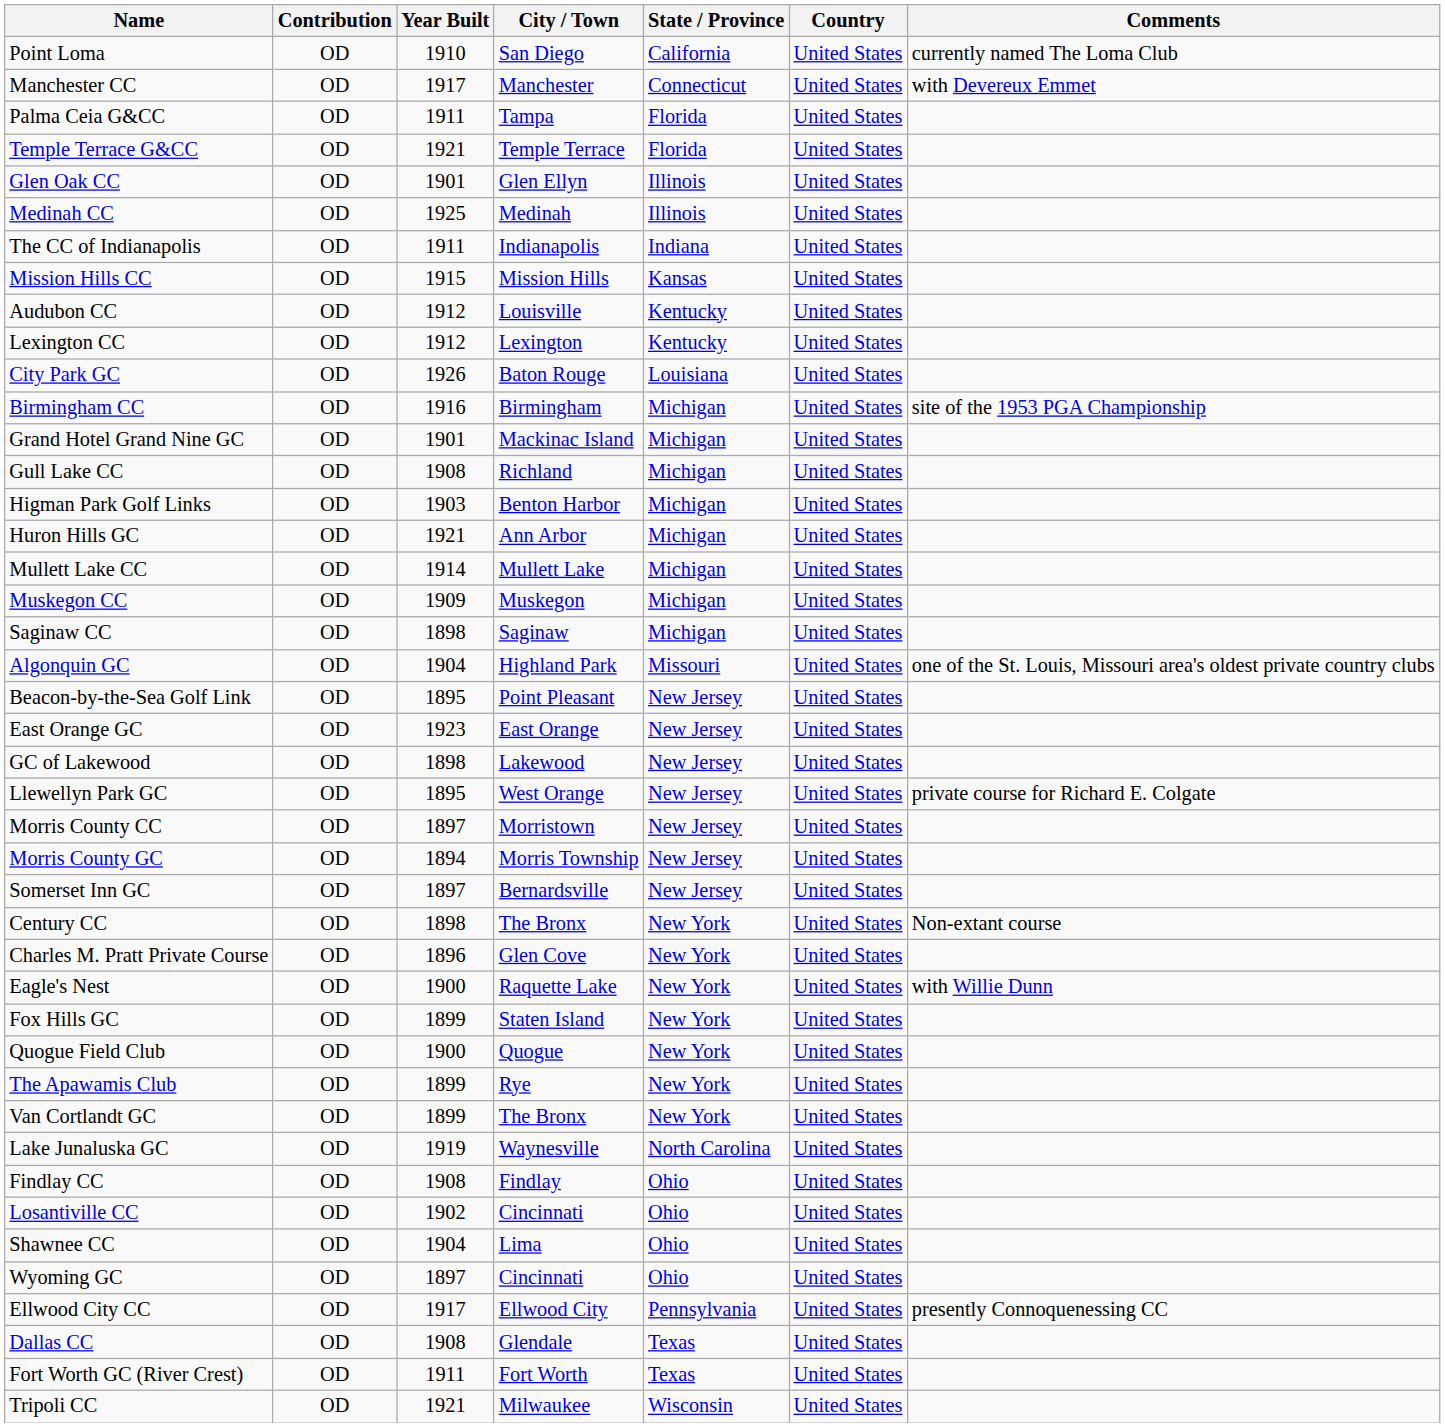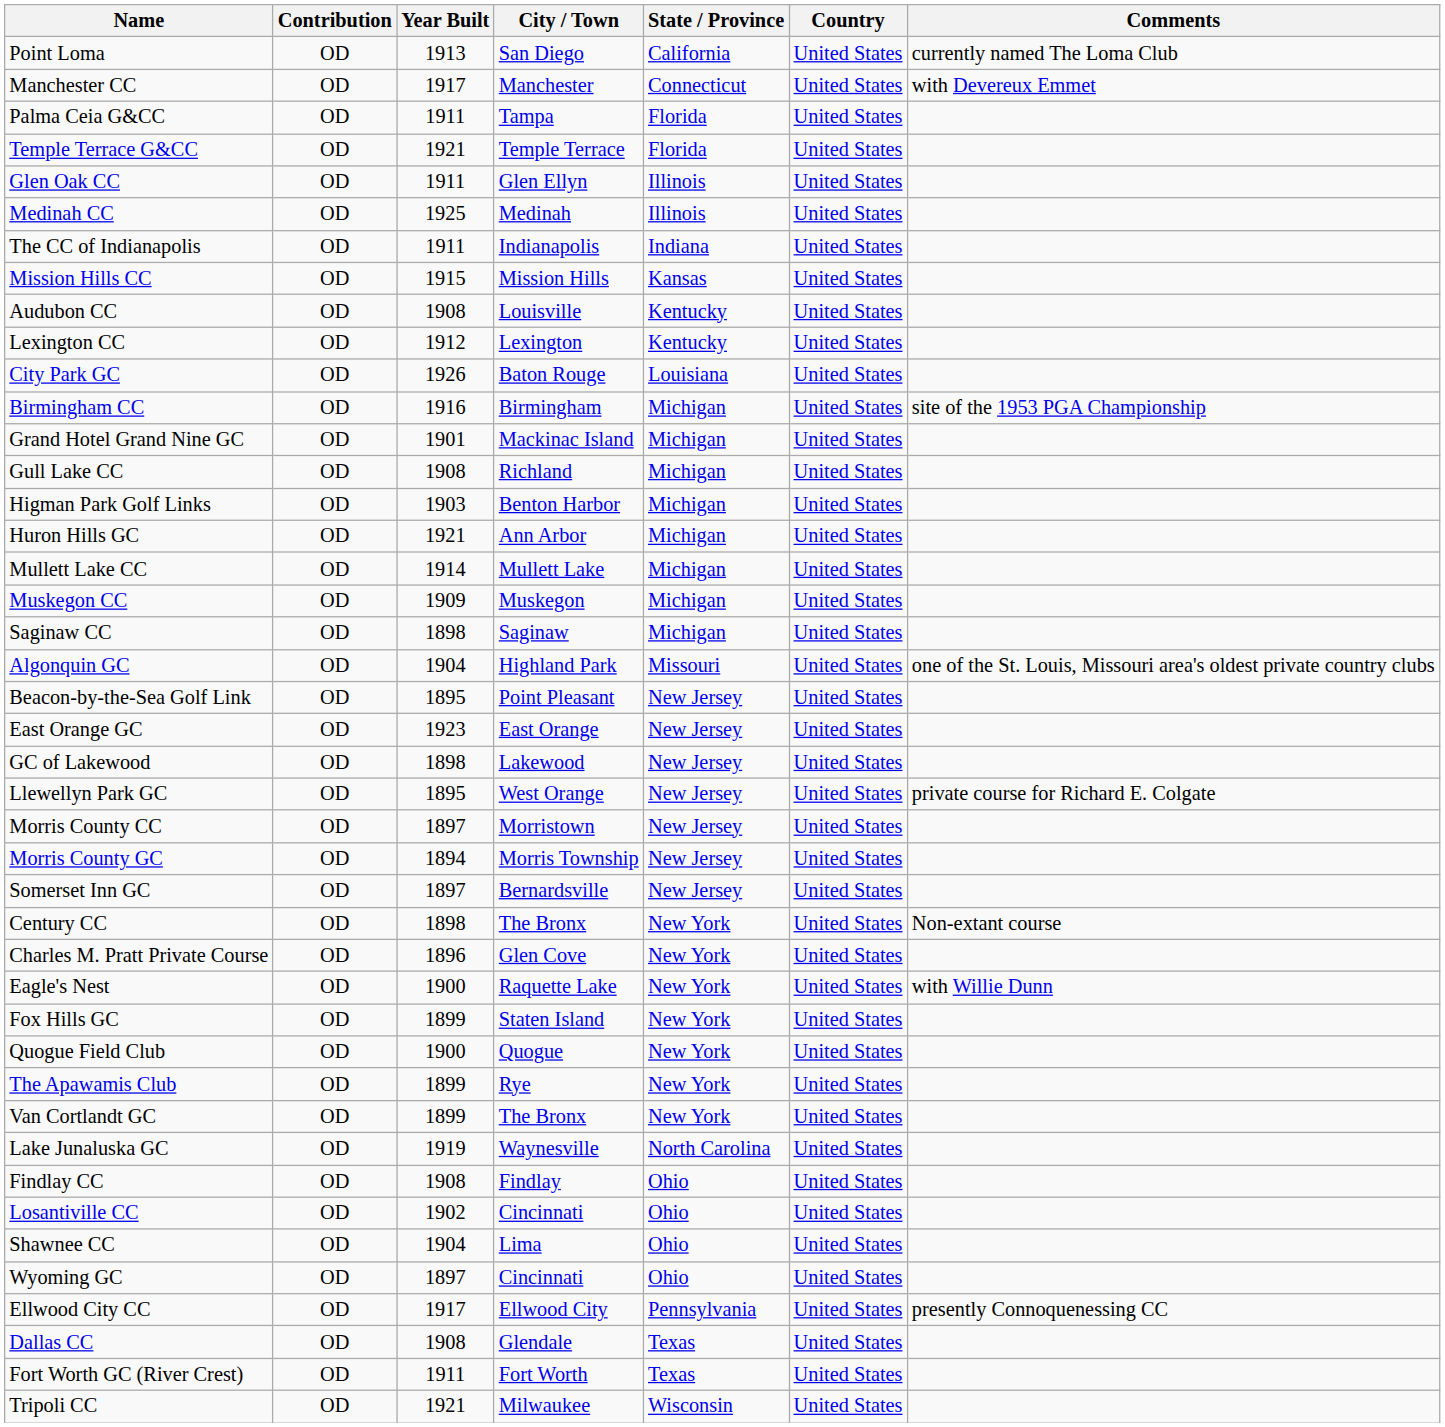(445, 52) 1910 -> (445, 52) 1913
(445, 181) 1901 -> (445, 181) 1911
(445, 310) 1912 -> (445, 310) 1908
